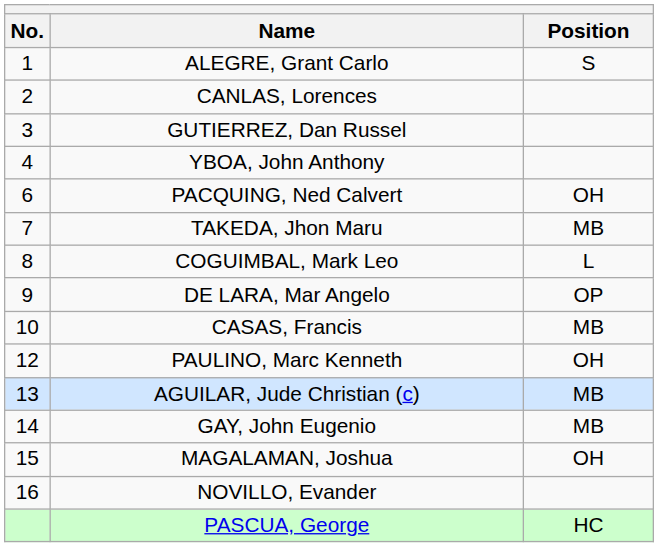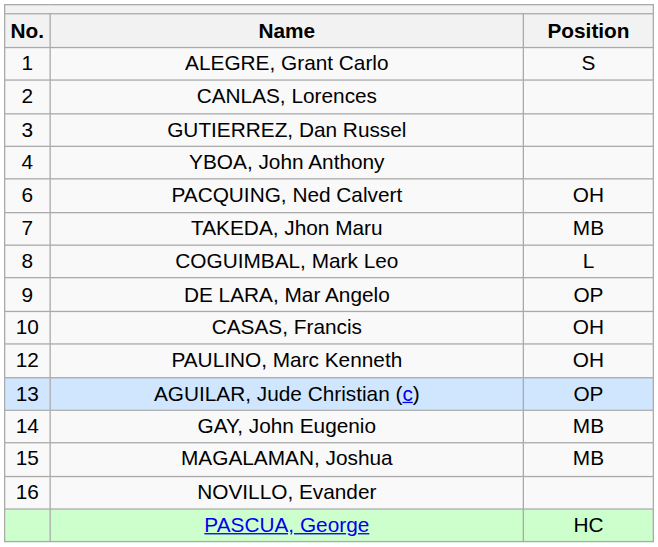(588, 327) MB -> (588, 327) OH
(588, 393) MB -> (588, 393) OP
(588, 459) OH -> (588, 459) MB
